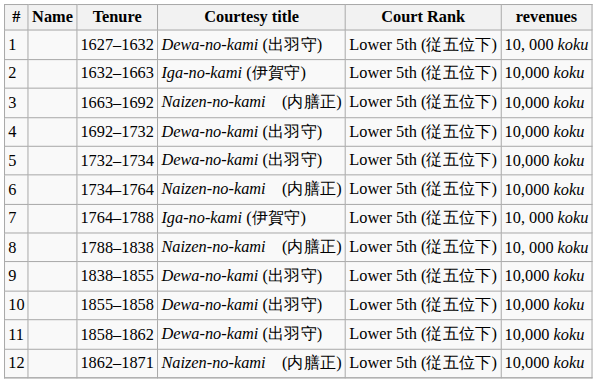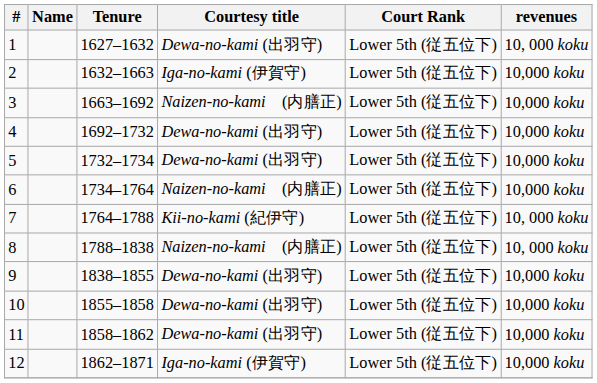(234, 217) Iga-no-kami (伊賀守) -> (233, 217) Kii-no-kami (紀伊守)
(252, 362) Naizen-no-kami (内膳正) -> (234, 362) Iga-no-kami (伊賀守)
